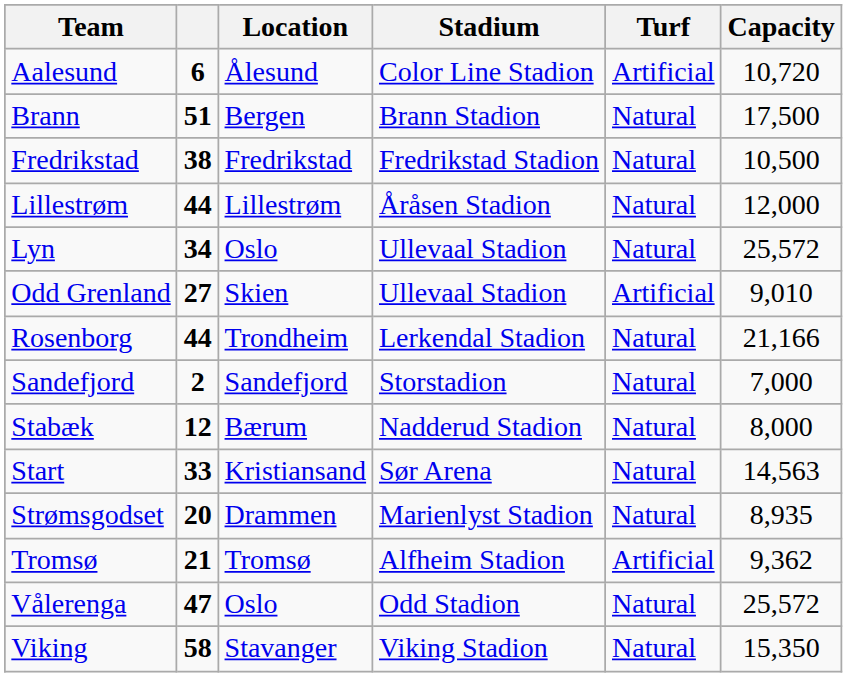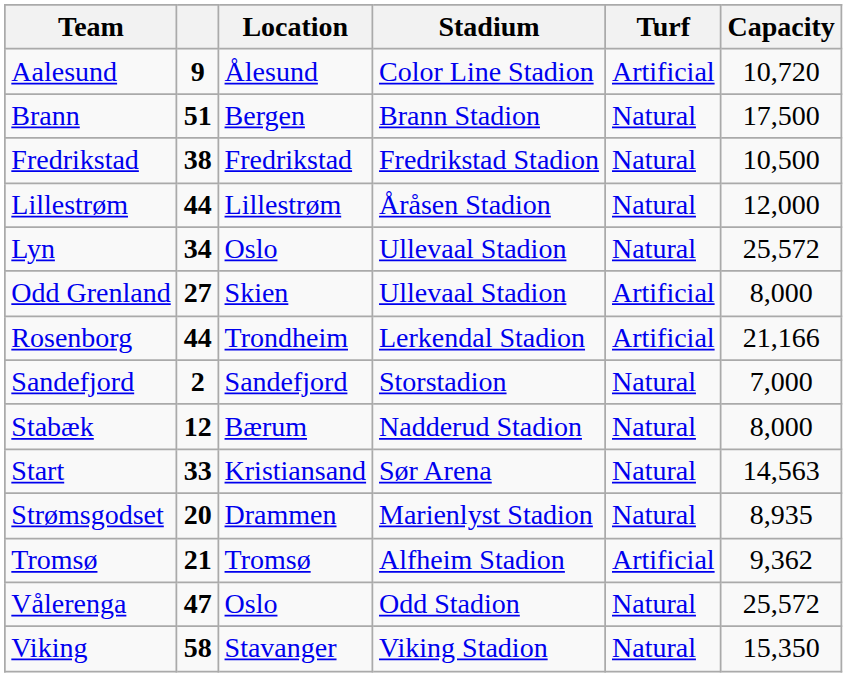(198, 71) 6 -> (198, 71) 9
(781, 293) 9,010 -> (781, 293) 8,000
(654, 337) Natural -> (663, 337) Artificial
